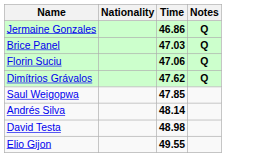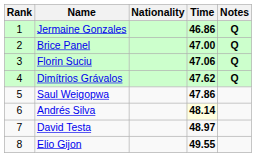+ column: (19, 12)
(172, 45) 47.03 -> (202, 45) 47.00
(172, 95) 47.85 -> (202, 95) 47.86
(172, 111) no background -> (202, 111) lightyellow background
(172, 128) 48.98 -> (202, 128) 48.97
